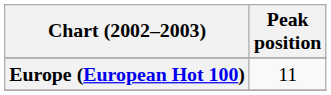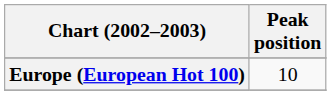(288, 74) 11 -> (288, 74) 10
